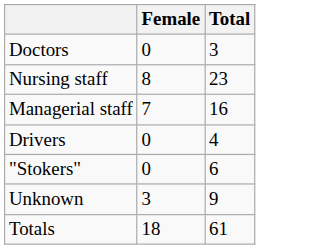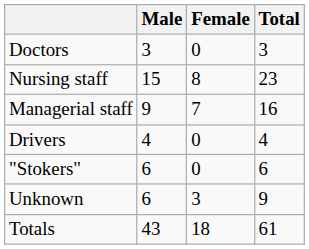+ column: (162, 19)
